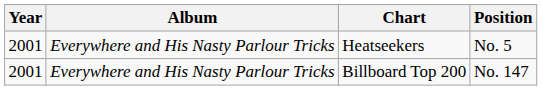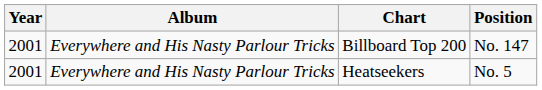rows swapped: (383, 44) <-> (404, 71)
